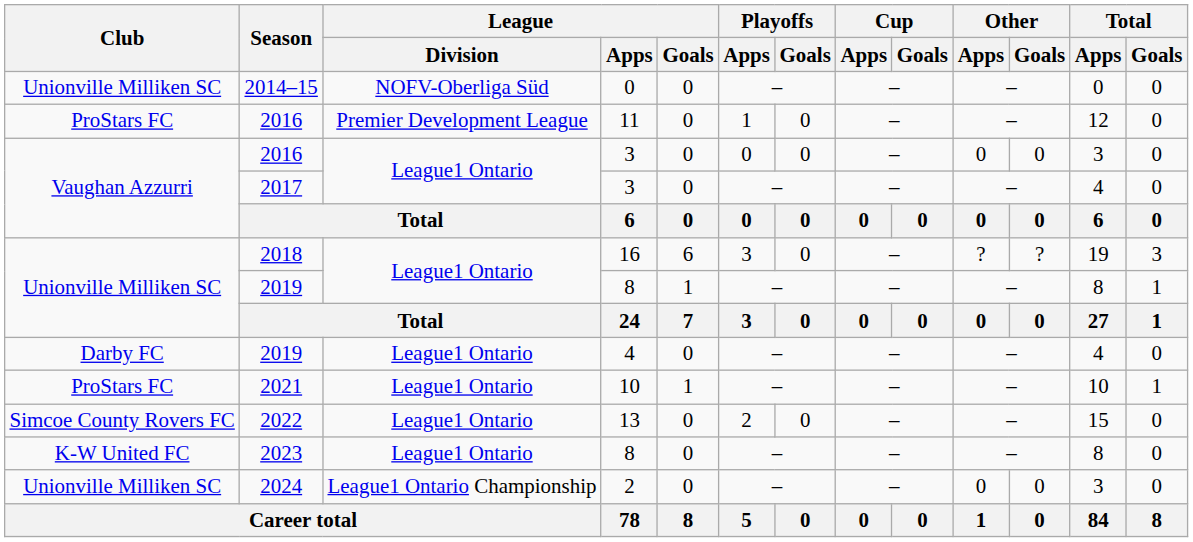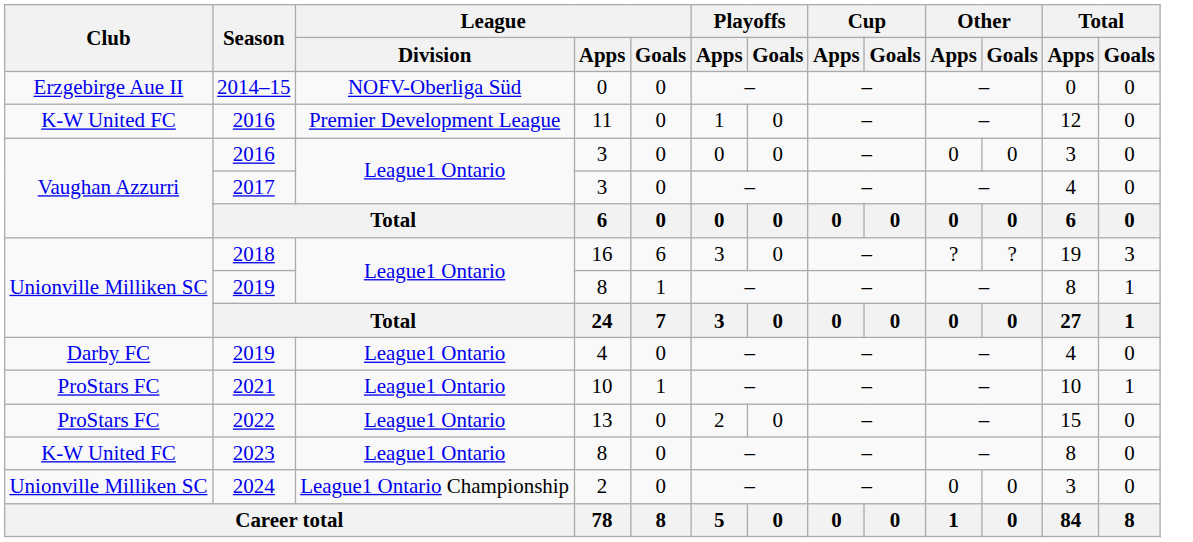(122, 87) Unionville Milliken SC -> (108, 87) Erzgebirge Aue II
(122, 120) ProStars FC -> (108, 120) K-W United FC
(122, 420) Simcoe County Rovers FC -> (108, 420) ProStars FC
